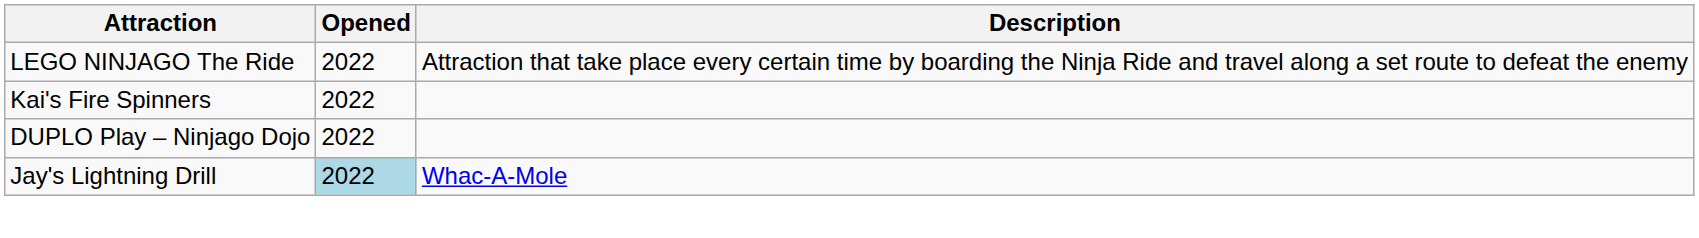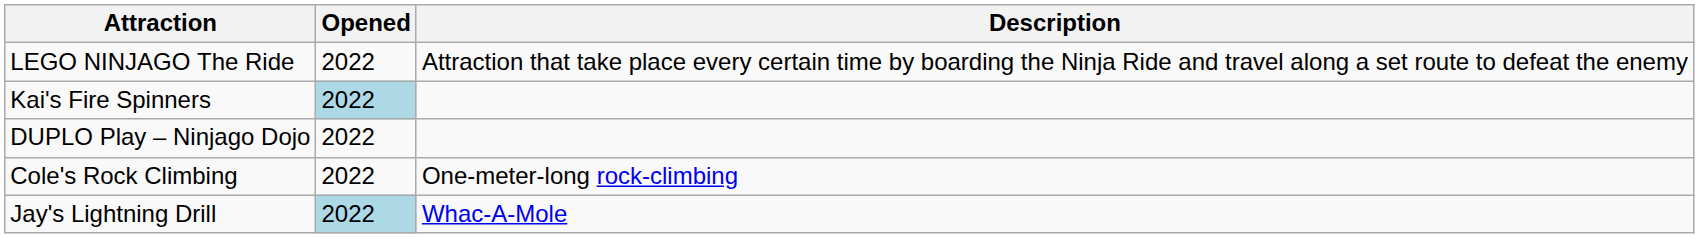(348, 99) no background -> (348, 99) lightblue background
+ row: (124, 175)
